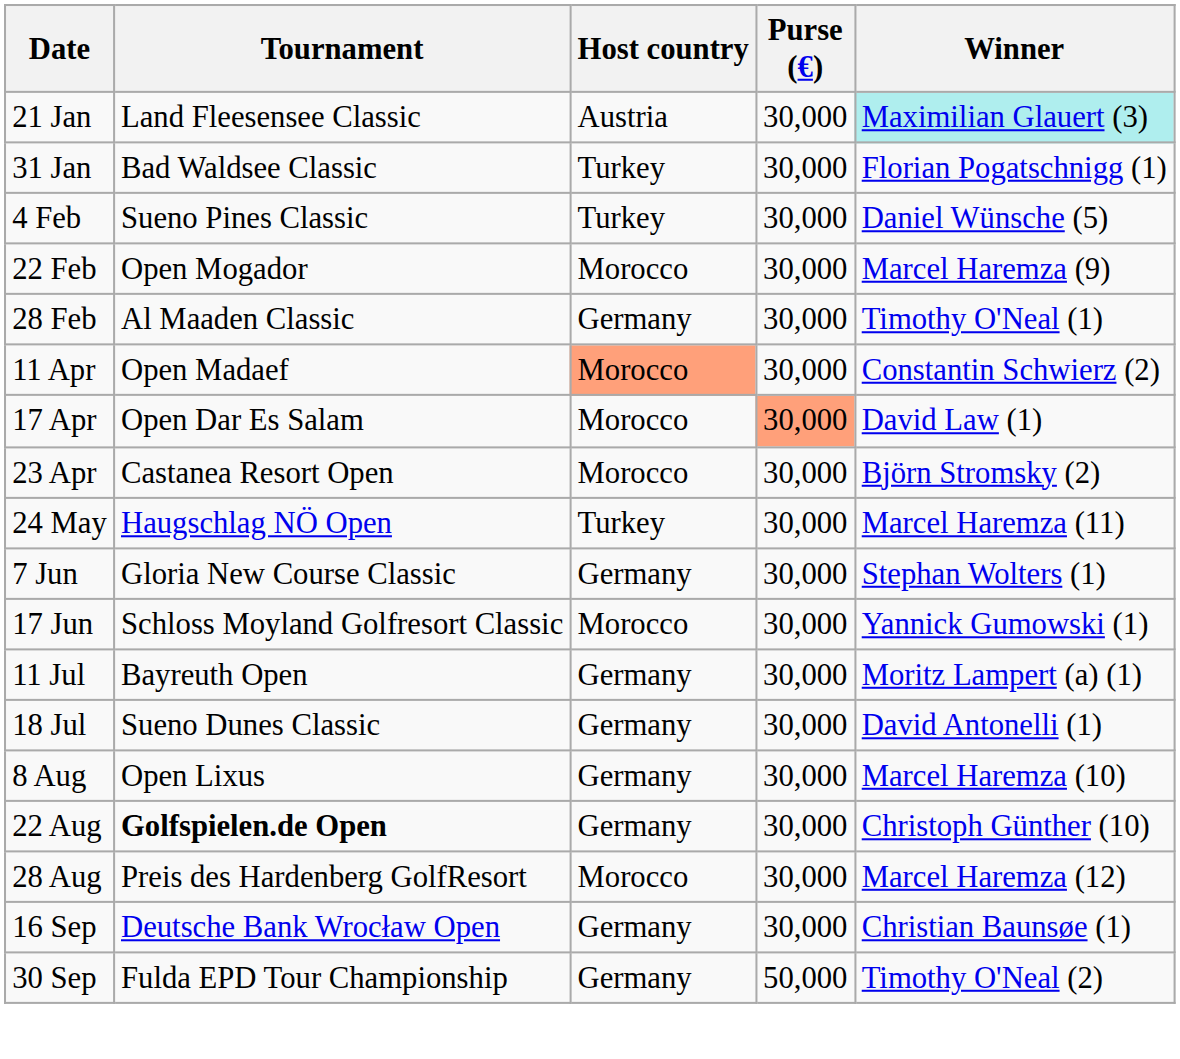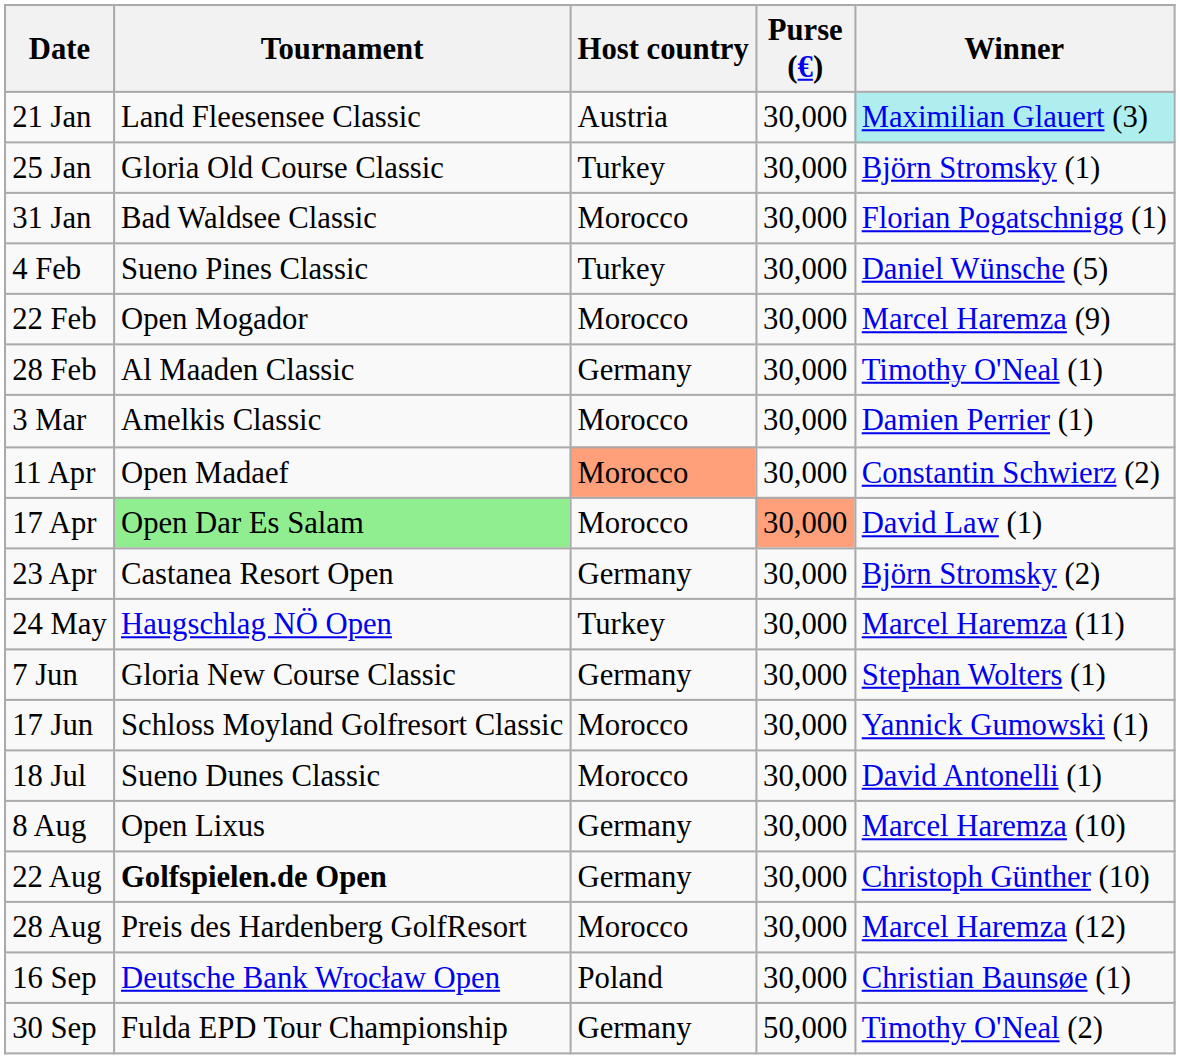+ row: (52, 167)
(621, 167) Turkey -> (633, 218) Morocco
+ row: (49, 420)
(242, 420) no background -> (242, 521) lightgreen background
(633, 471) Morocco -> (635, 572) Germany
- row: (49, 673)
(635, 724) Germany -> (633, 775) Morocco
(635, 927) Germany -> (620, 977) Poland
